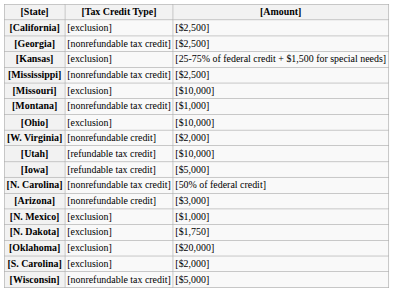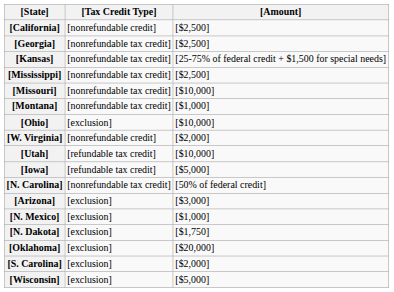(90, 28) [exclusion] -> (112, 28) [nonrefundable credit]
(90, 59) [exclusion] -> (119, 59) [nonrefundable tax credit]
(90, 91) [exclusion] -> (119, 91) [nonrefundable tax credit]
(112, 201) [nonrefundable credit] -> (90, 201) [exclusion]
(119, 279) [nonrefundable tax credit] -> (90, 279) [exclusion]
